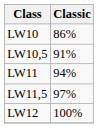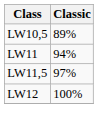- row: (23, 34)
(65, 53) 91% -> (65, 34) 89%
